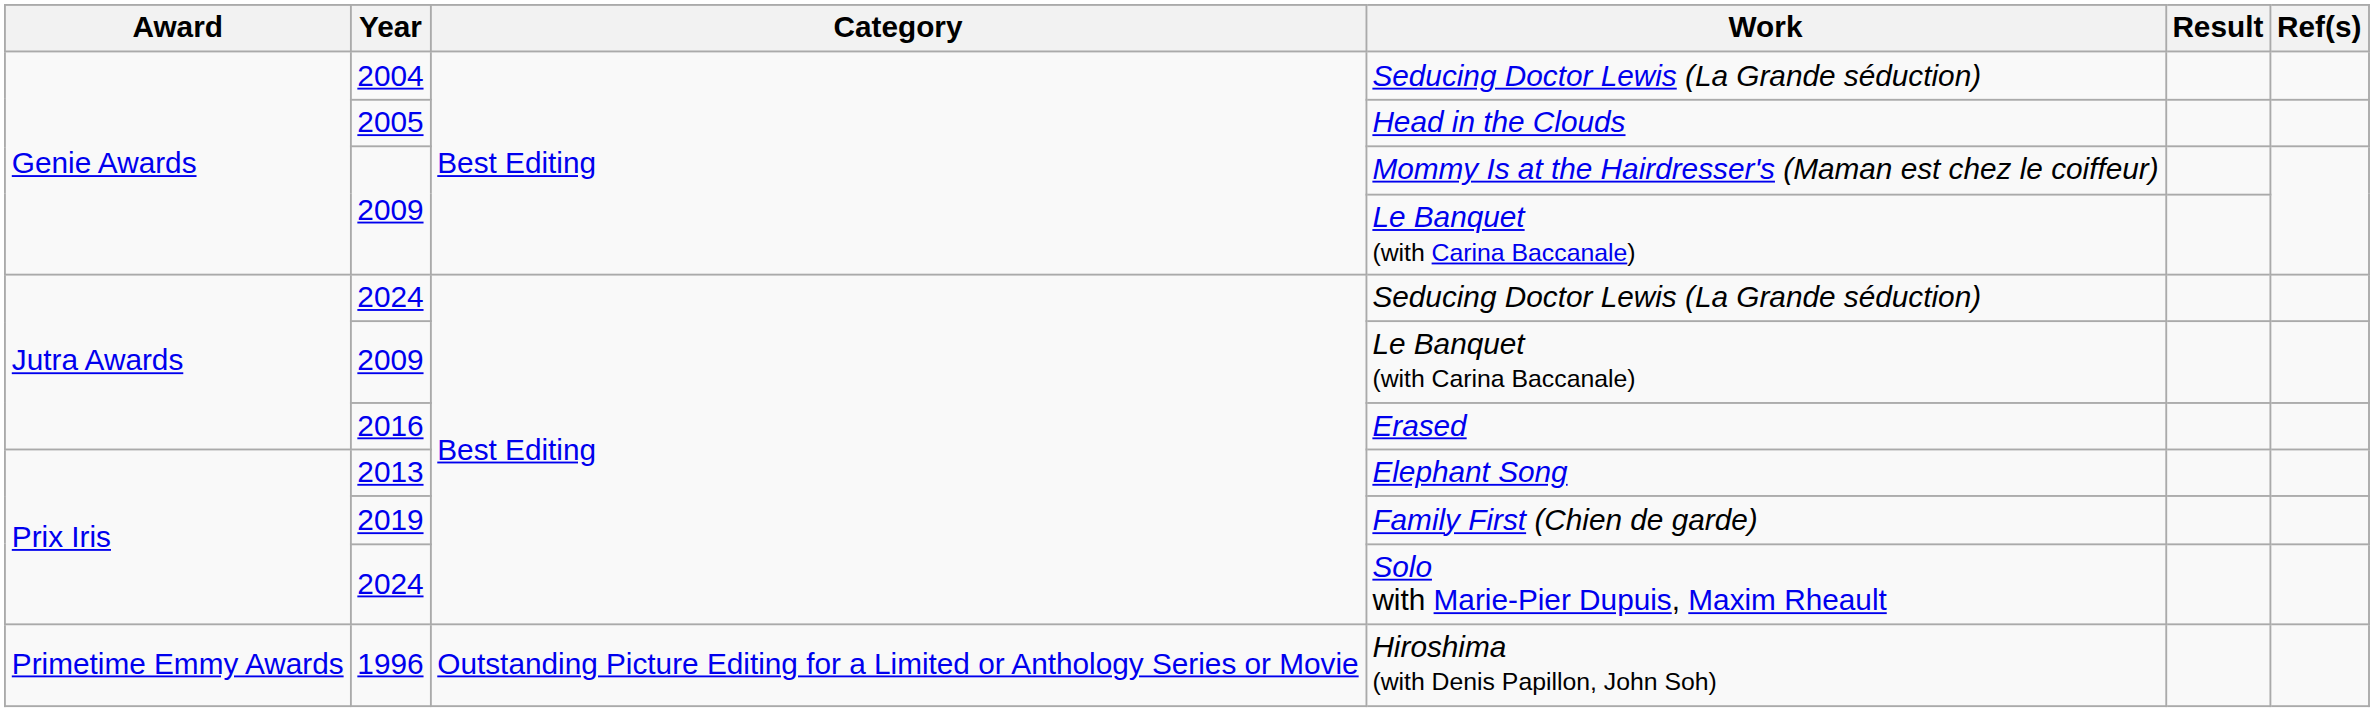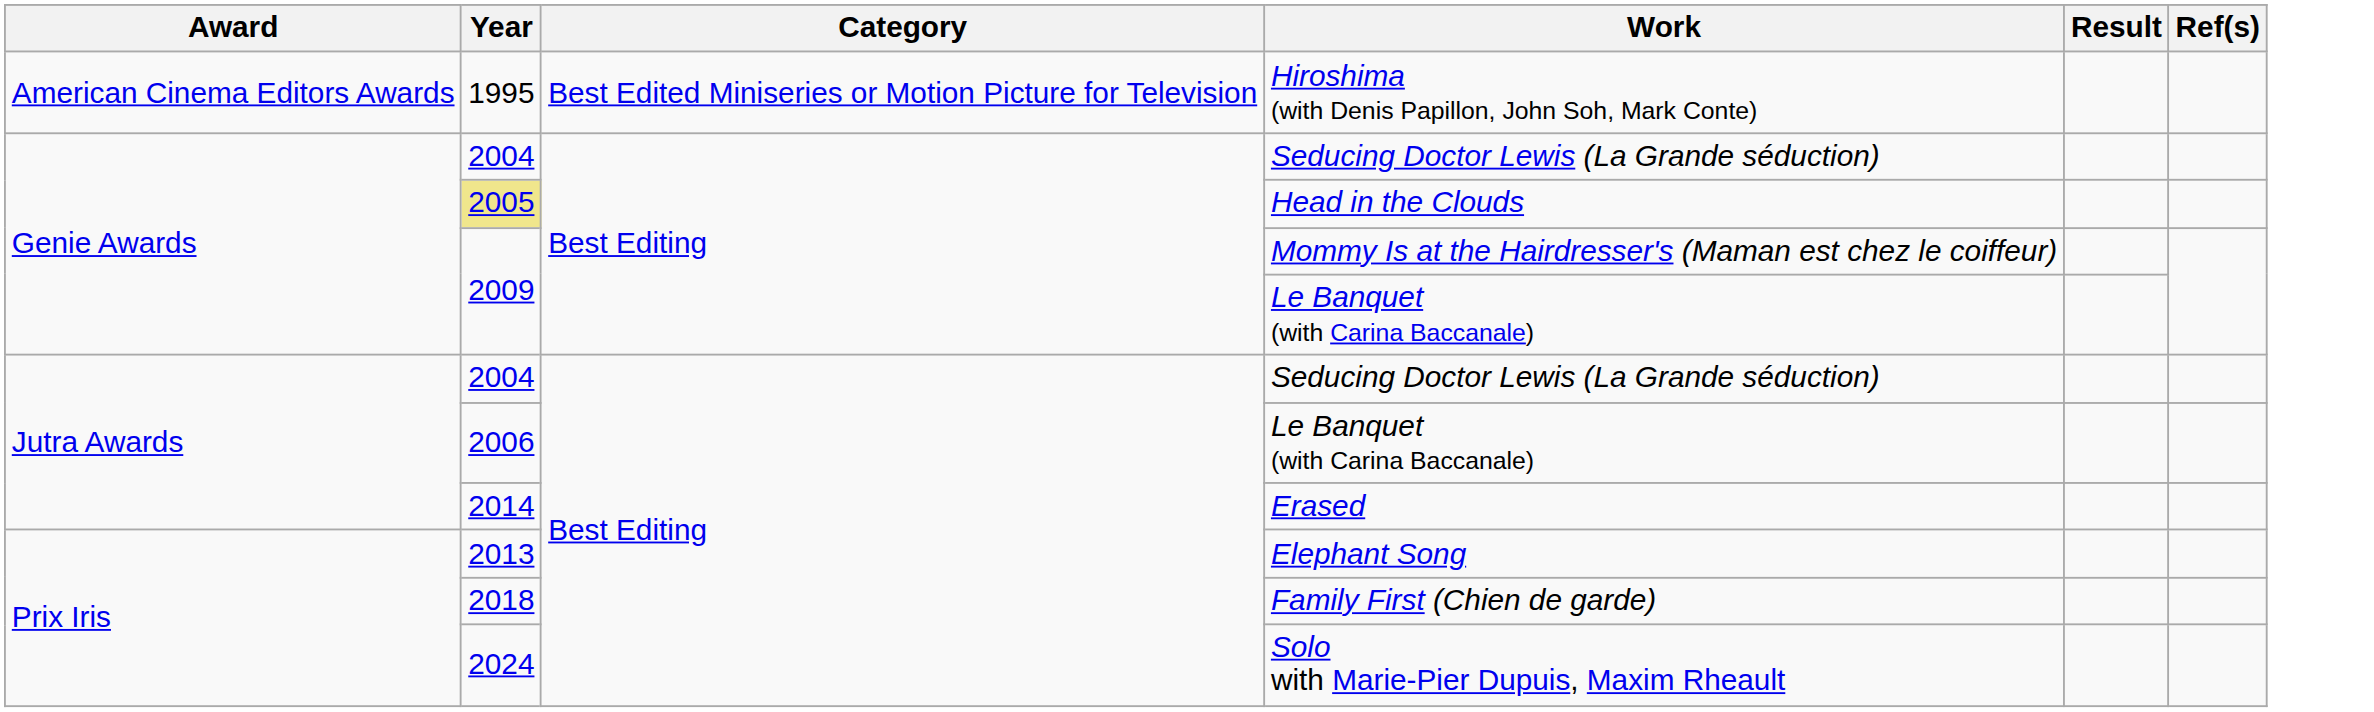+ row: (233, 92)
(390, 122) no background -> (501, 203) khaki background
(390, 297) 2024 -> (501, 378) 2004
(390, 361) 2009 -> (501, 442) 2006
(390, 425) 2016 -> (501, 506) 2014
(390, 519) 2019 -> (501, 600) 2018
- row: (178, 664)
